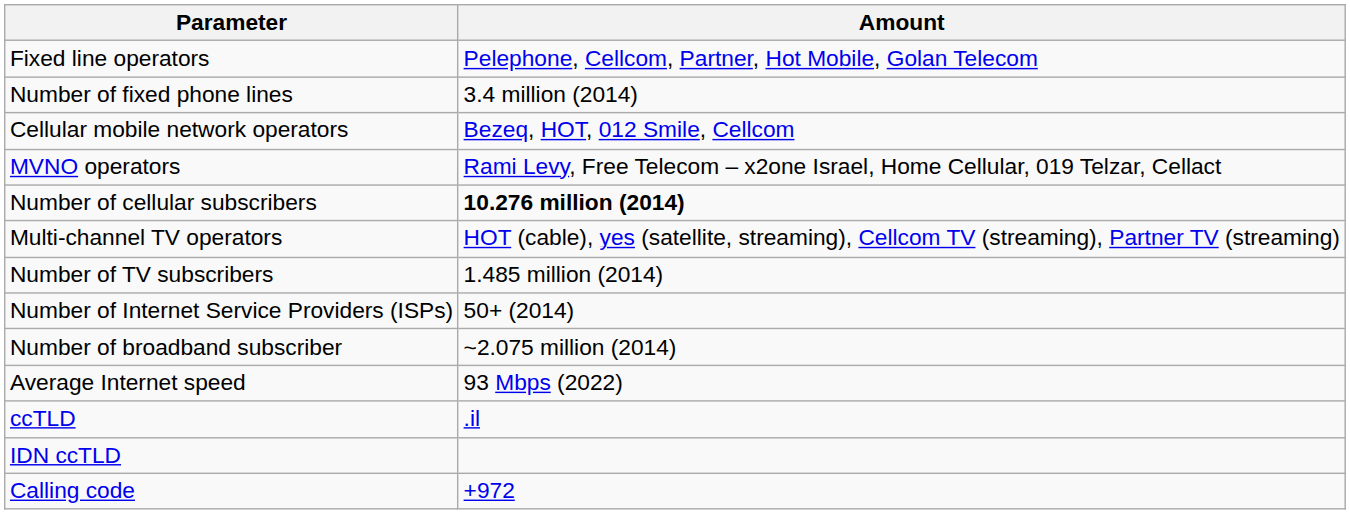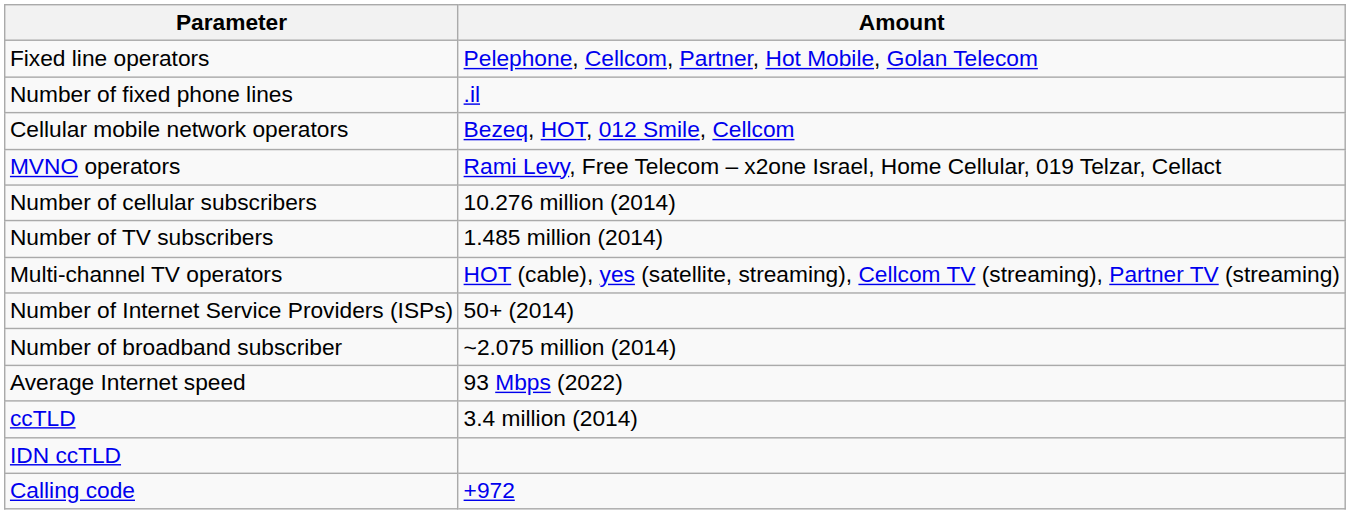(551, 94) 3.4 million (2014) -> (472, 94) .il
(574, 202) bold -> (570, 202) normal
rows swapped: (146, 238) <-> (142, 274)
(472, 418) .il -> (551, 418) 3.4 million (2014)
